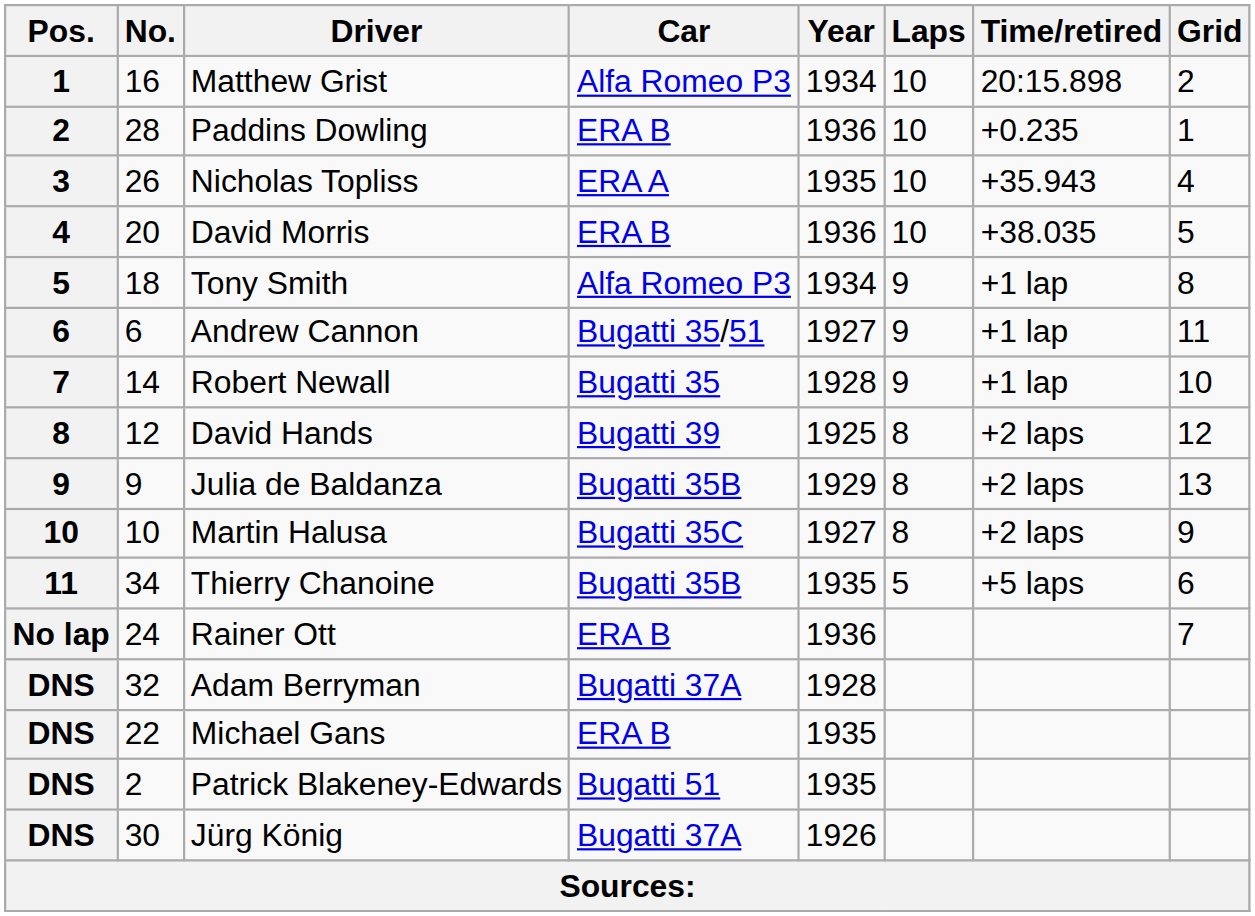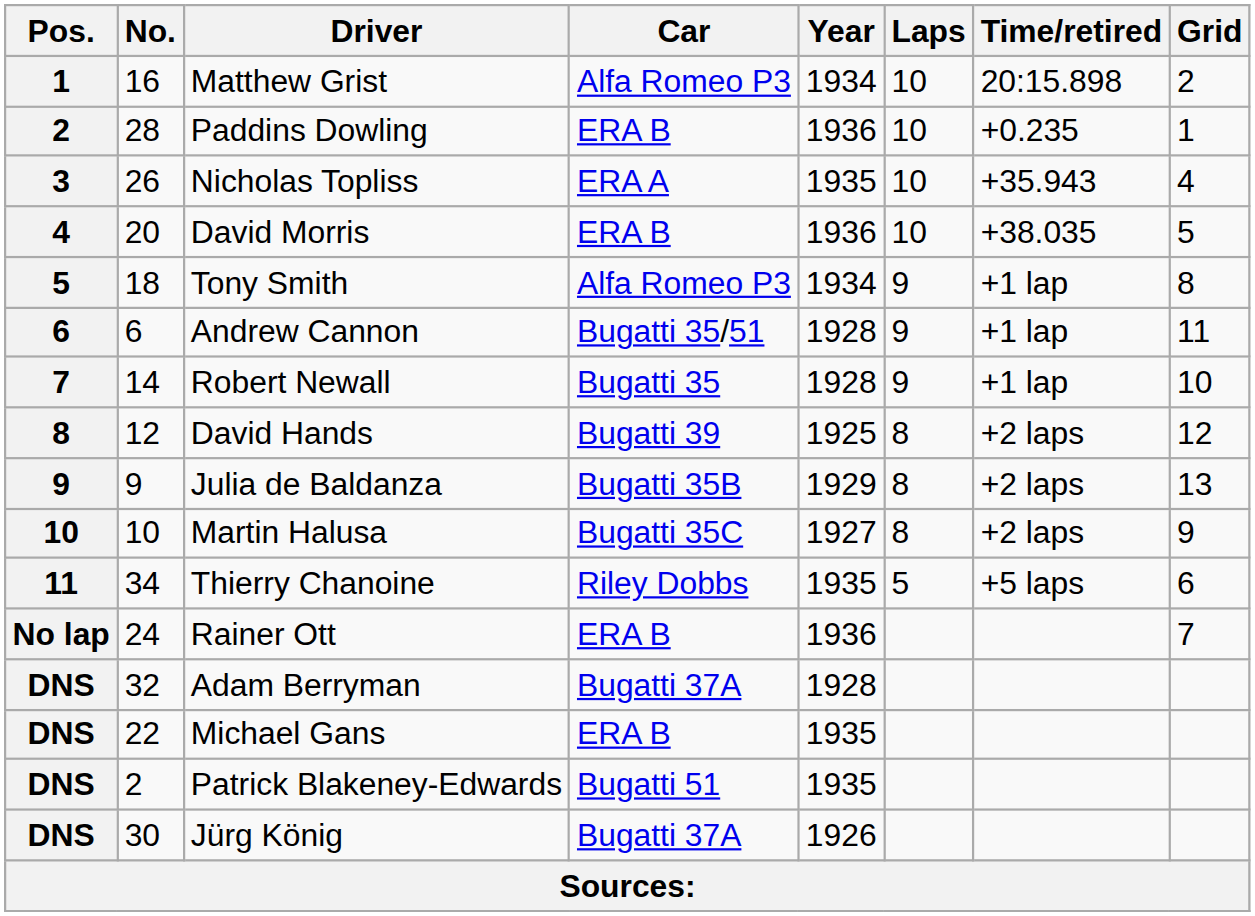(841, 332) 1927 -> (841, 332) 1928
(659, 584) Bugatti 35B -> (663, 584) Riley Dobbs
